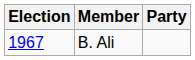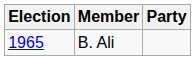(26, 42) 1967 -> (26, 42) 1965
